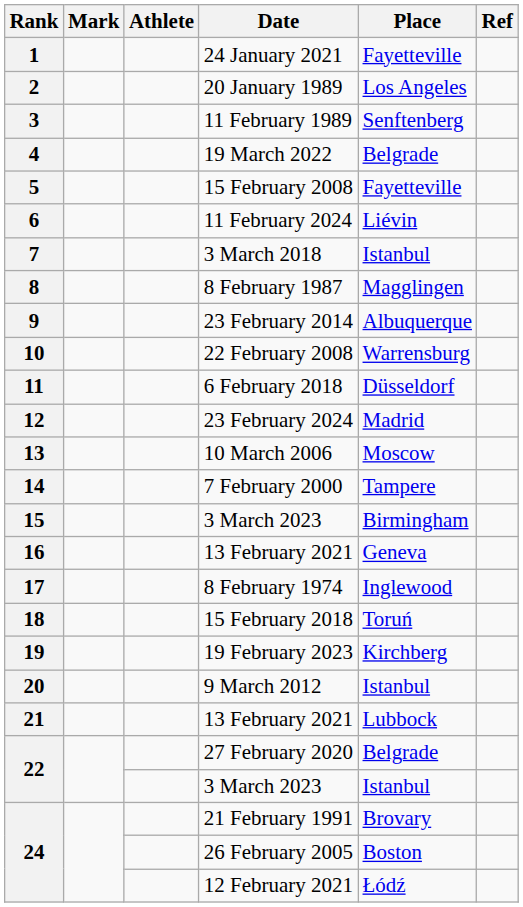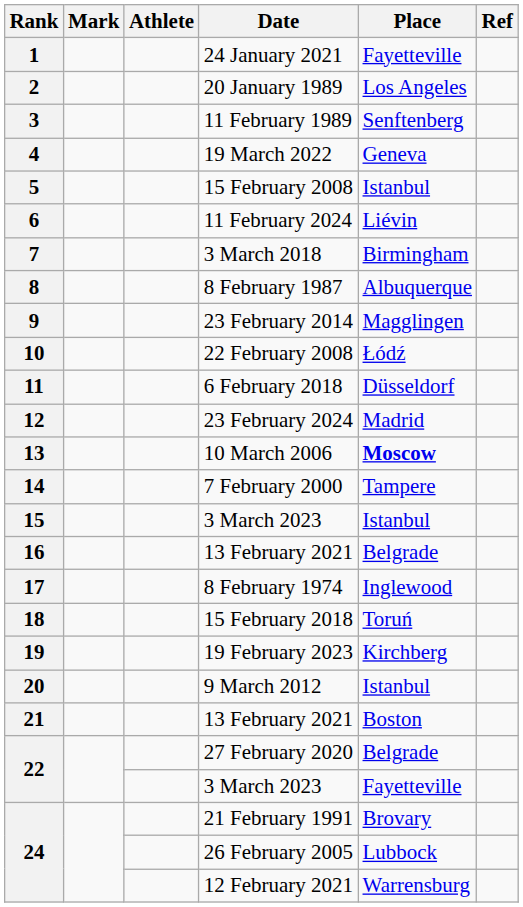(400, 154) Belgrade -> (395, 154) Geneva
(412, 187) Fayetteville -> (396, 187) Istanbul
(396, 253) Istanbul -> (416, 253) Birmingham
(413, 287) Magglingen -> (417, 287) Albuquerque
(417, 320) Albuquerque -> (413, 320) Magglingen
(416, 353) Warrensburg -> (384, 353) Łódź
(399, 453) normal -> (399, 453) bold
(416, 519) Birmingham -> (396, 519) Istanbul
(395, 552) Geneva -> (400, 552) Belgrade
(400, 719) Lubbock -> (392, 719) Boston
(396, 785) Istanbul -> (412, 785) Fayetteville
(392, 852) Boston -> (400, 852) Lubbock
(384, 885) Łódź -> (416, 885) Warrensburg
